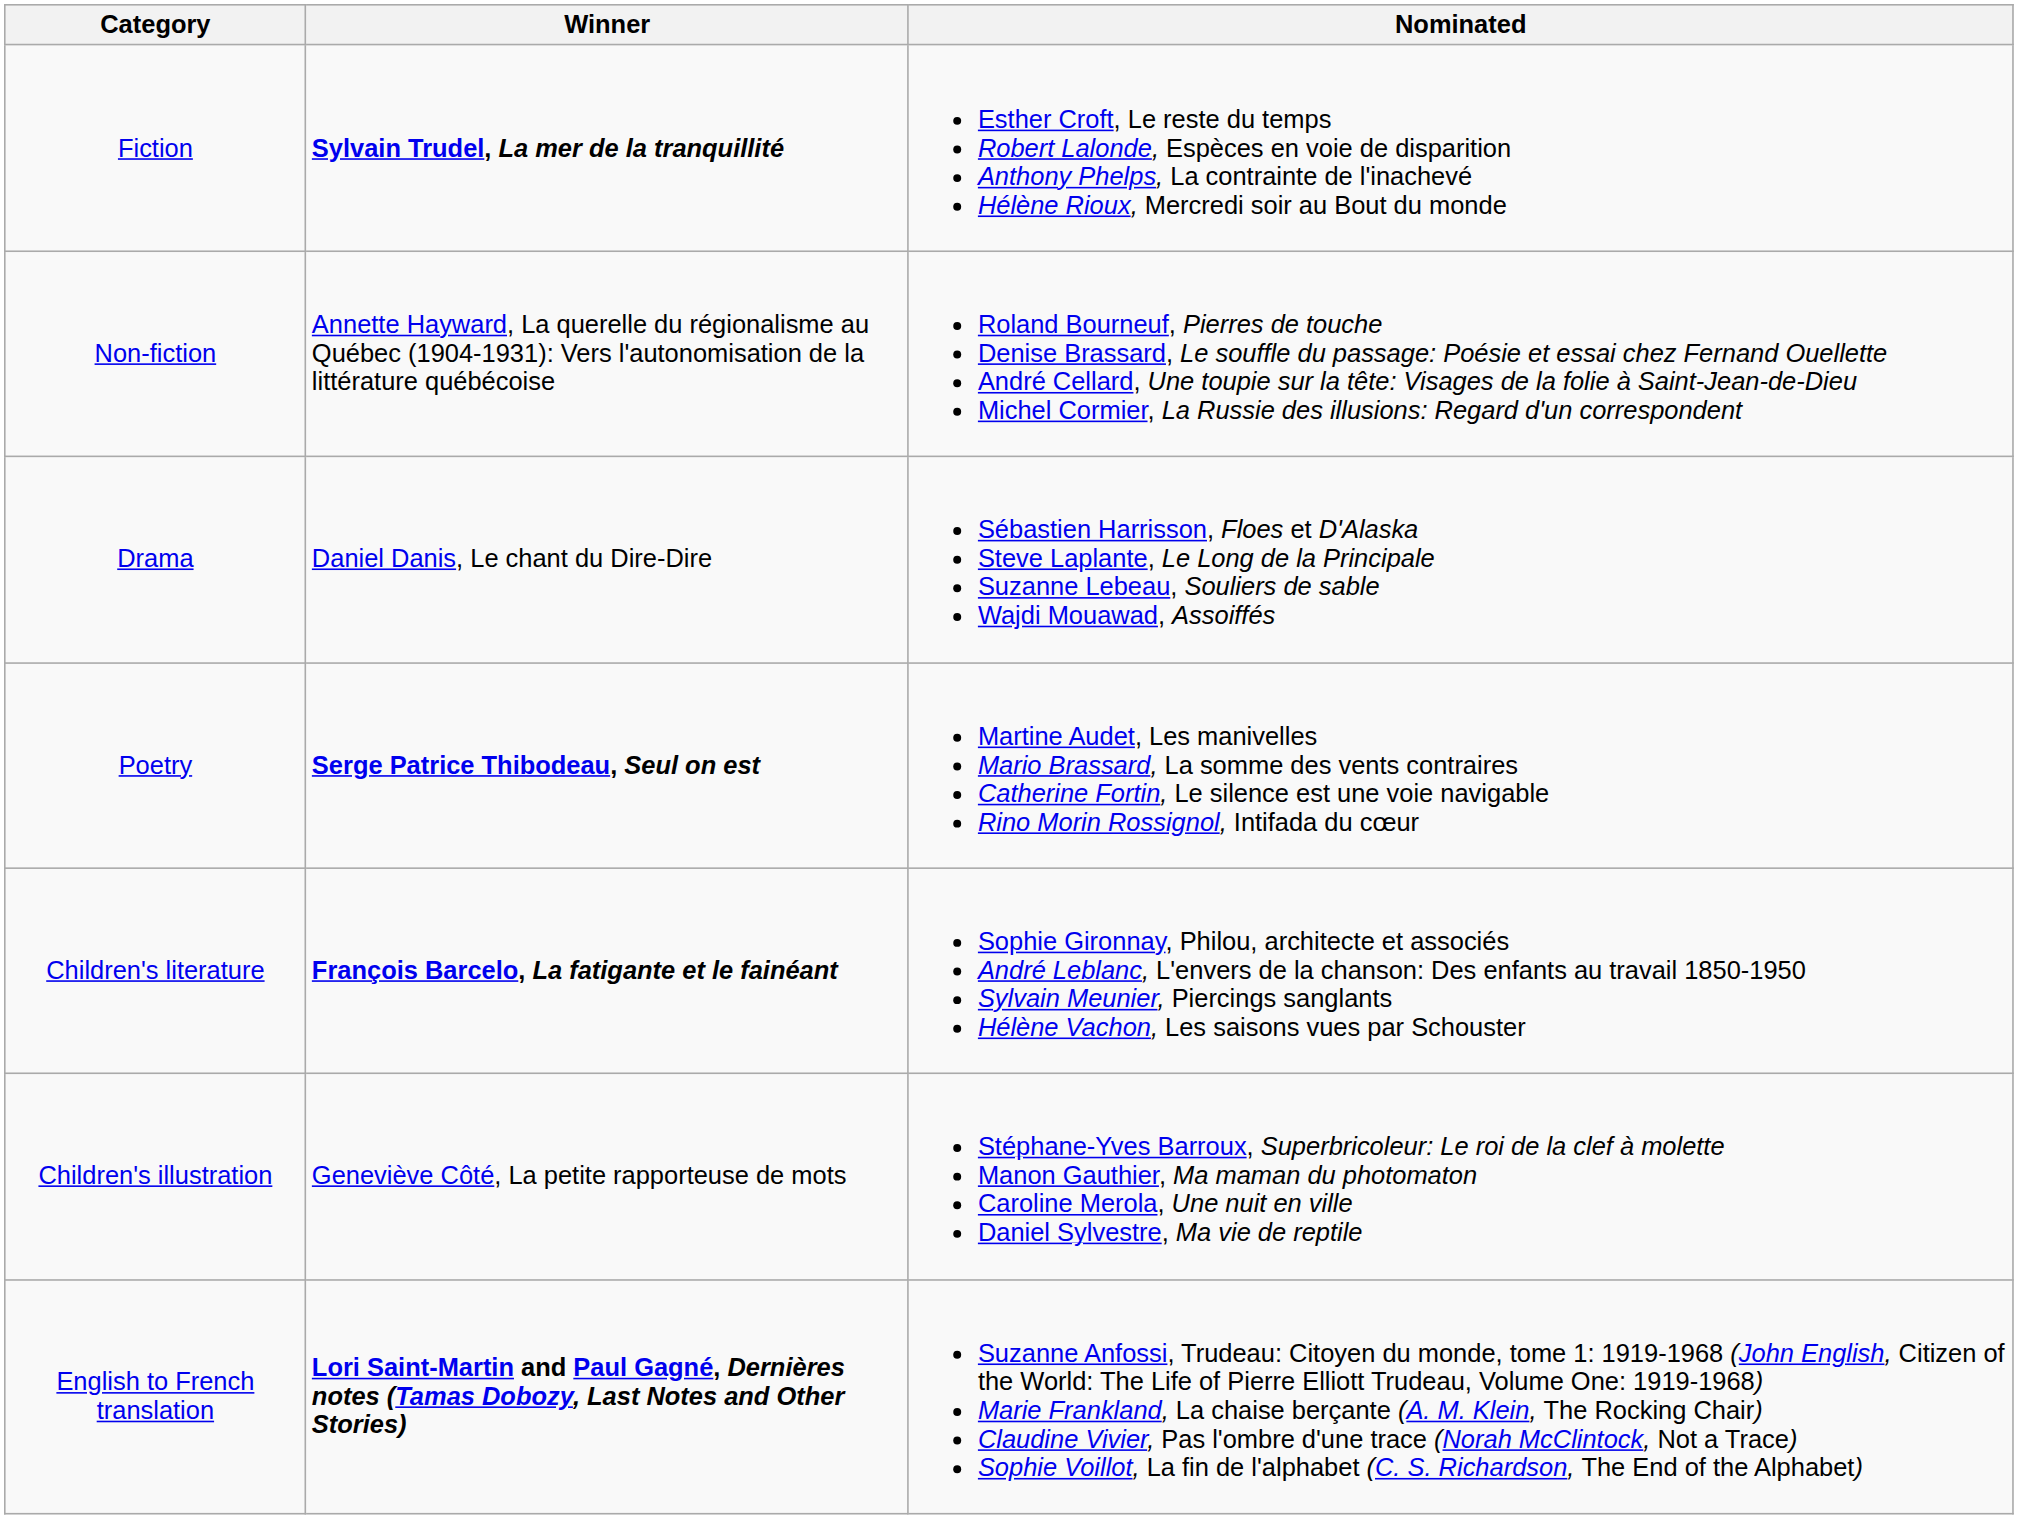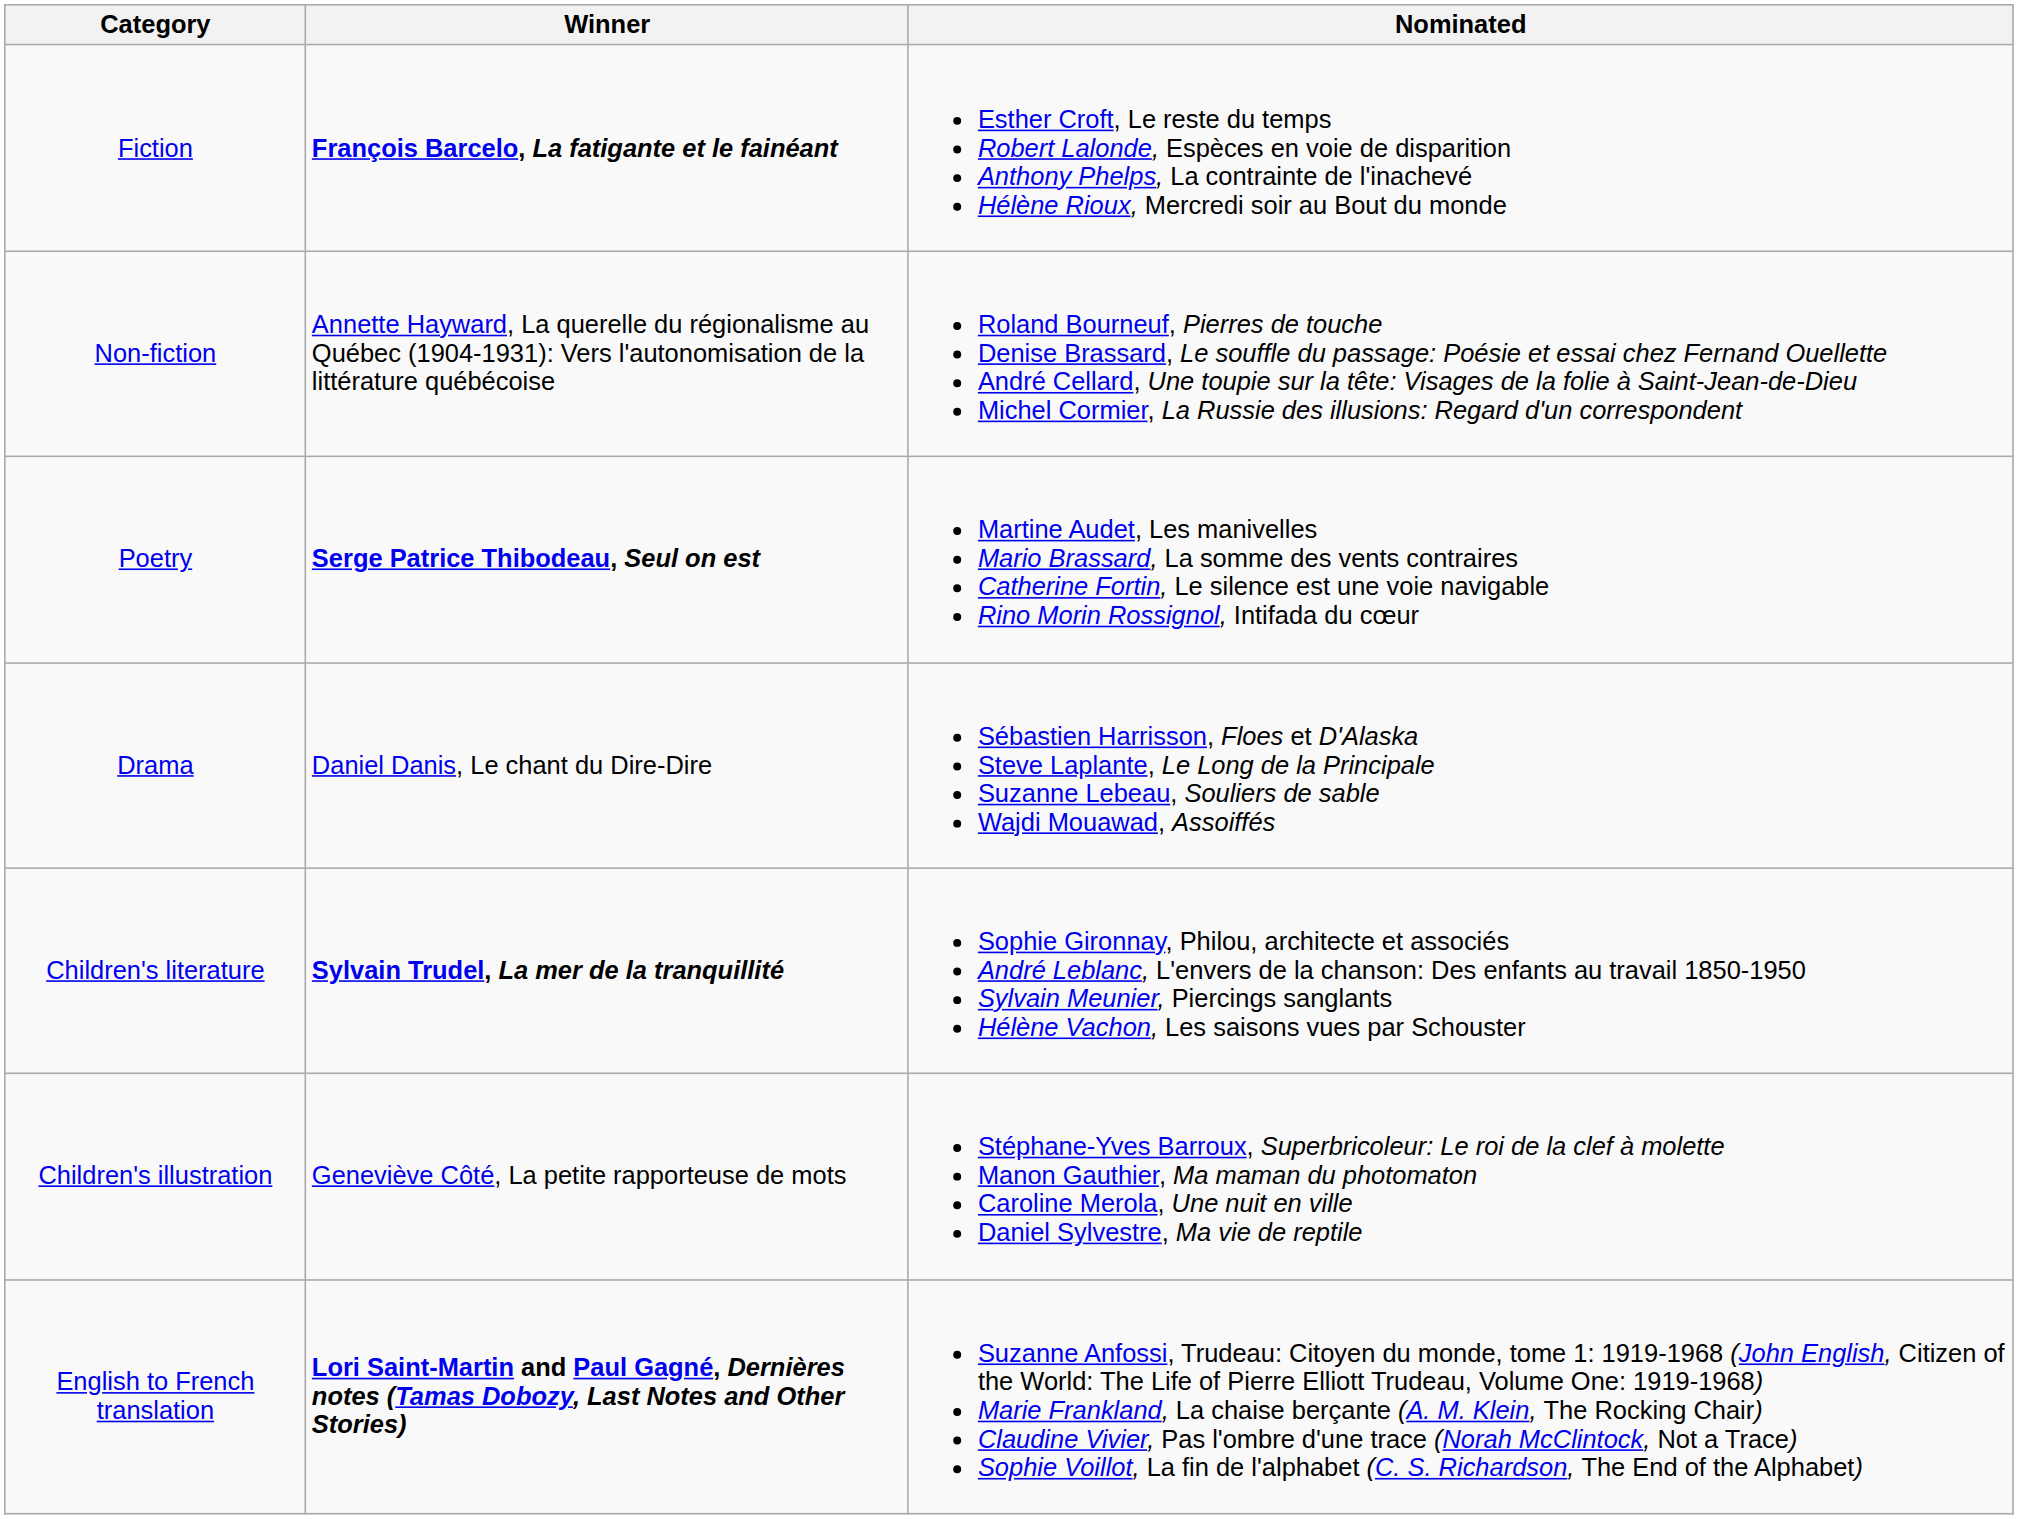(548, 147) Sylvain Trudel, La mer de la tranquillité -> (575, 147) François Barcelo, La fatigante et le fainéant
rows swapped: (155, 764) <-> (155, 559)
(575, 970) François Barcelo, La fatigante et le fainéant -> (548, 970) Sylvain Trudel, La mer de la tranquillité
